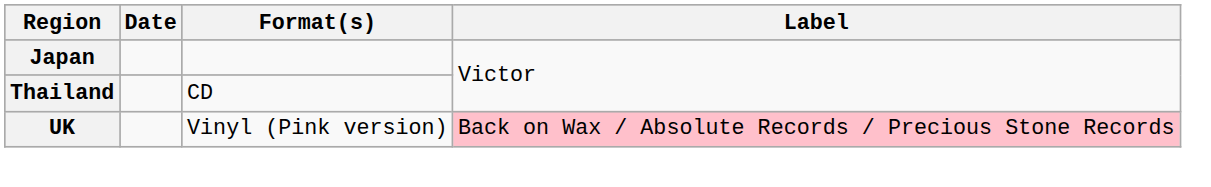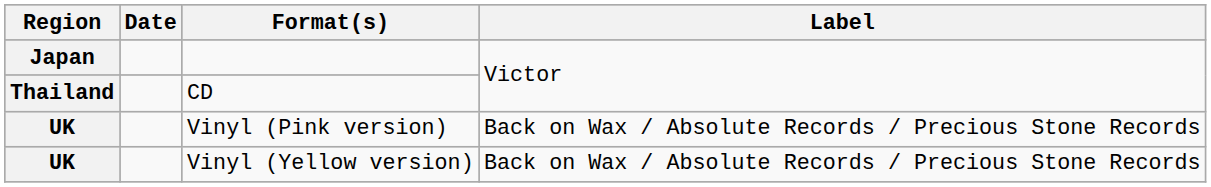(816, 129) pink background -> (842, 129) no background
+ row: (330, 164)
